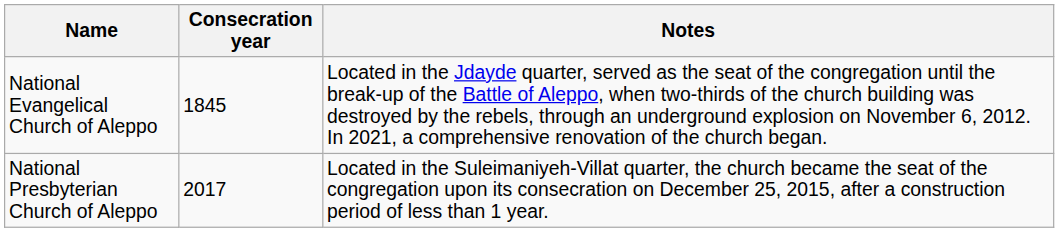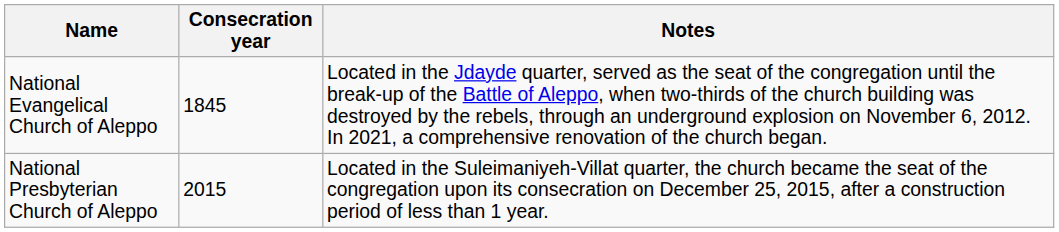(205, 190) 2017 -> (205, 190) 2015
